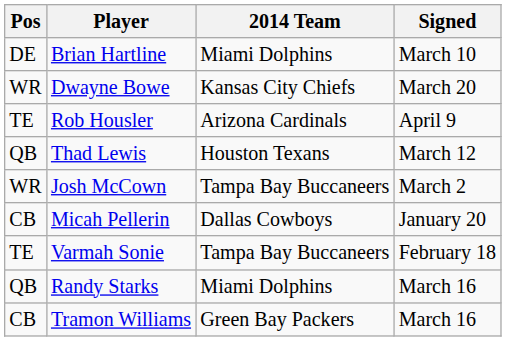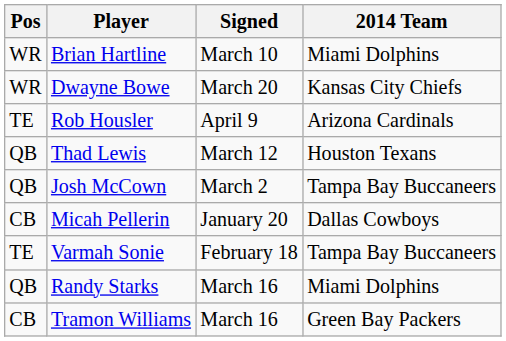columns swapped: (295, 21) <-> (447, 21)
(23, 54) DE -> (25, 54) WR
(25, 186) WR -> (23, 186) QB
